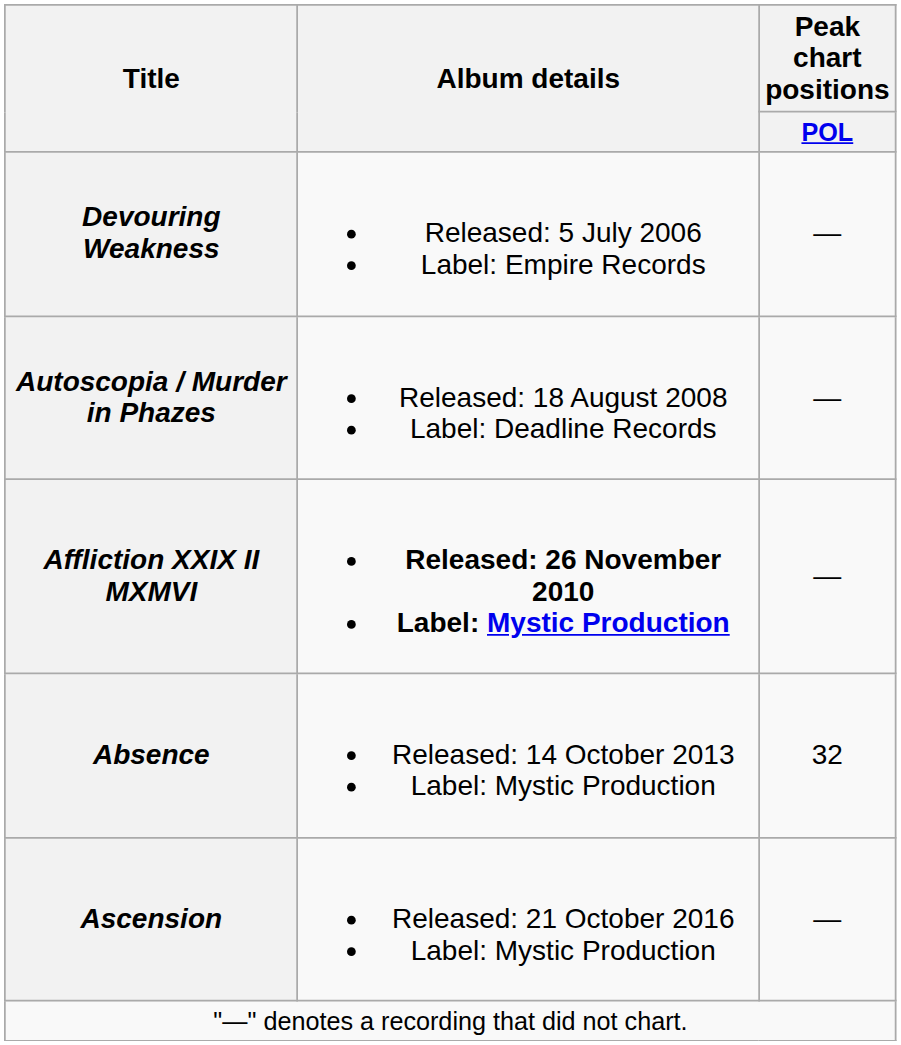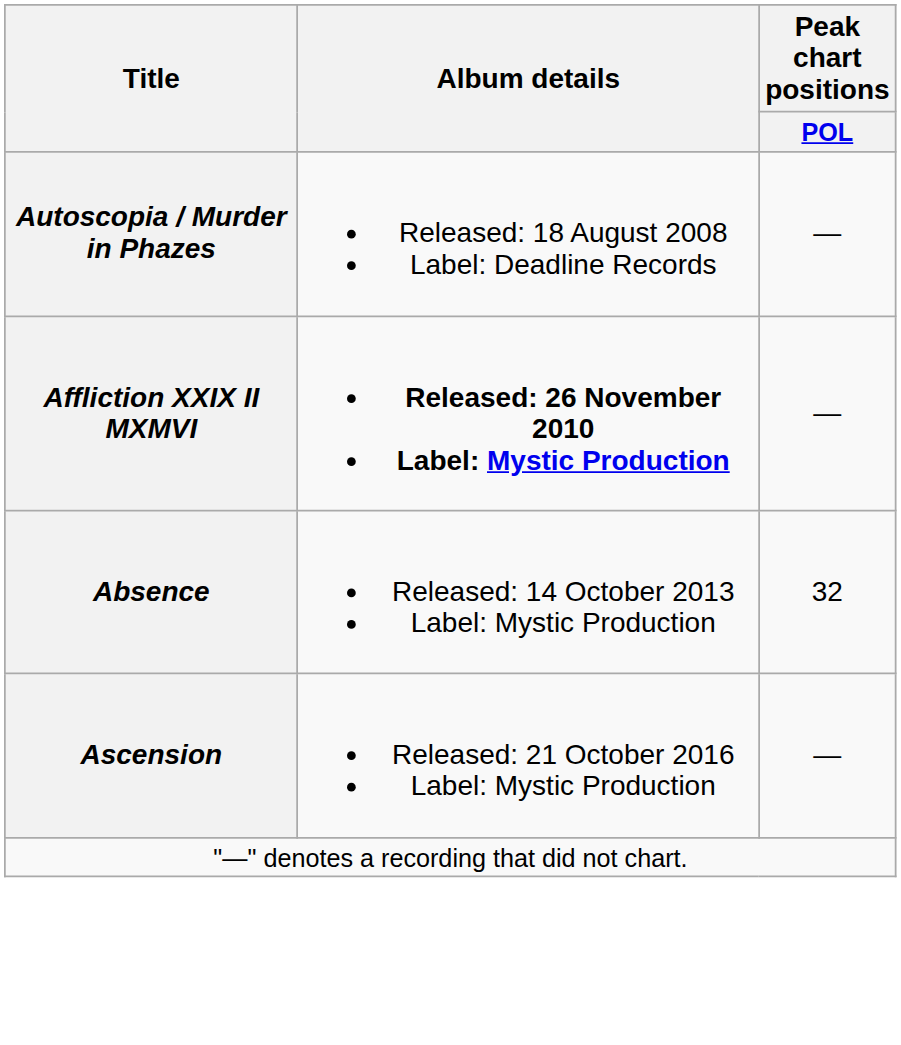- row: (151, 233)
